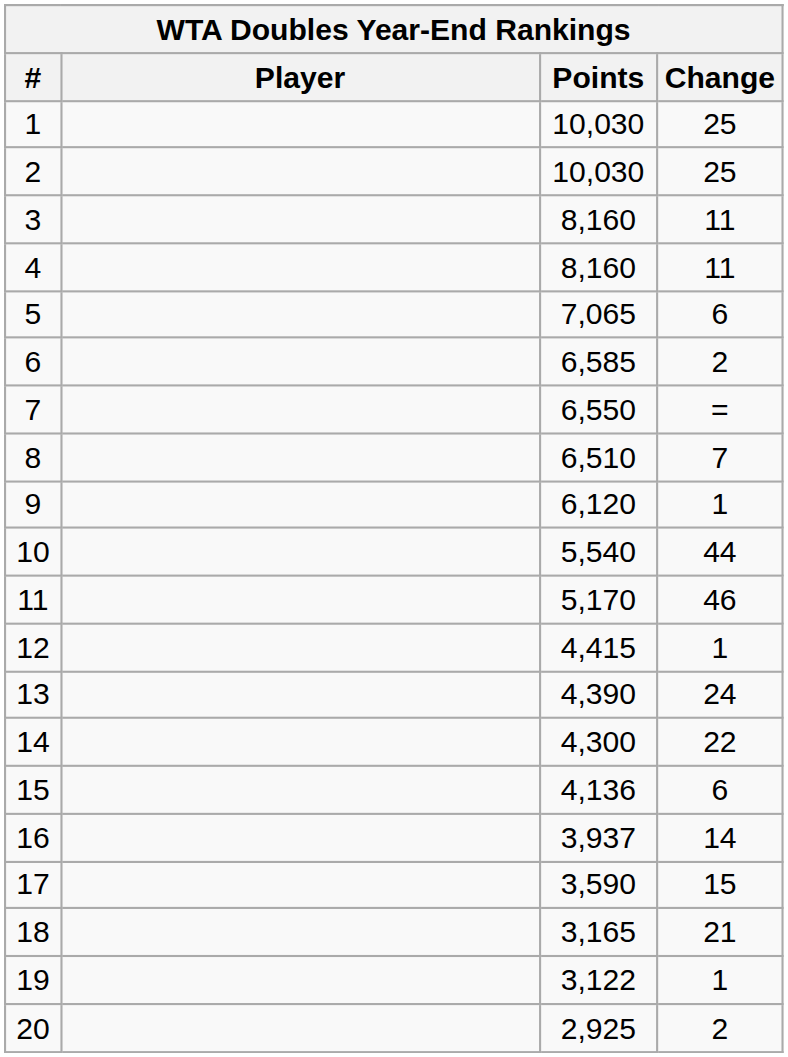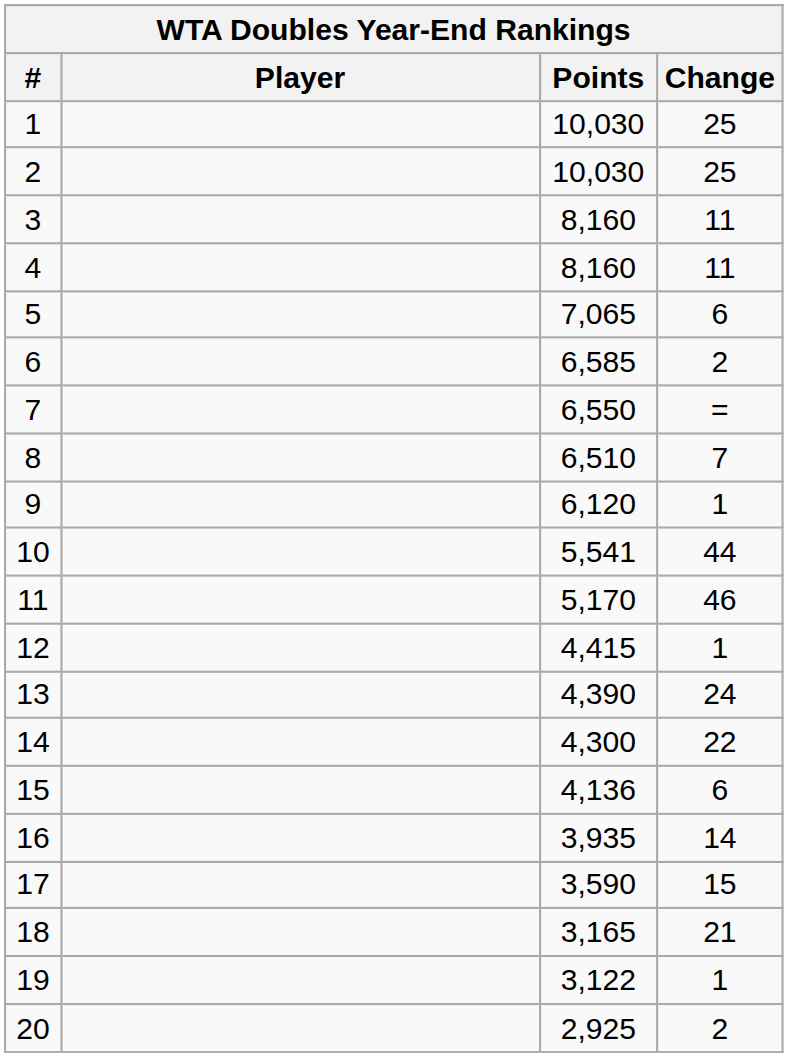(598, 552) 5,540 -> (598, 552) 5,541
(598, 838) 3,937 -> (598, 838) 3,935
